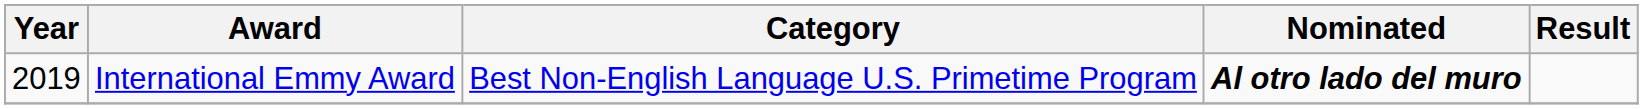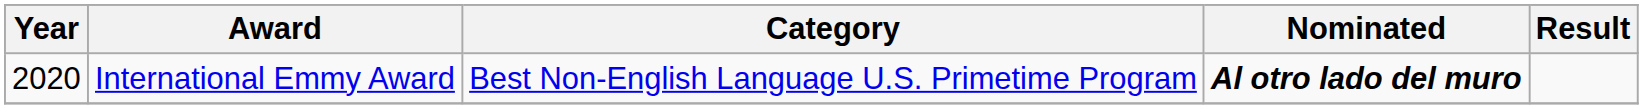(46, 77) 2019 -> (46, 77) 2020
